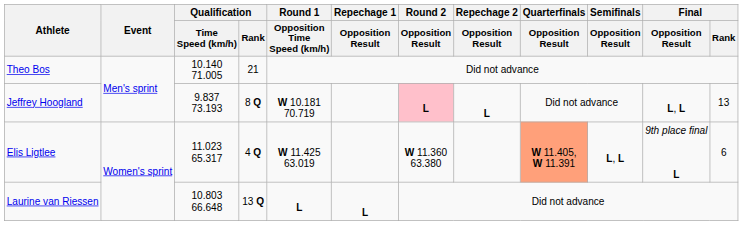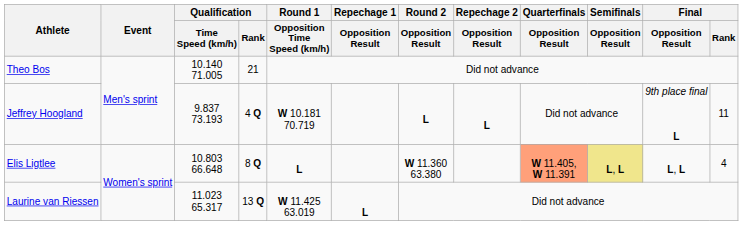(253, 103) 8 Q -> (253, 114) 4 Q
(426, 109) pink background -> (426, 120) no background
(676, 109) L, L -> (676, 114) 9th place final L
(724, 103) 13 -> (724, 114) 11
(207, 153) 11.023 65.317 -> (207, 164) 10.803 66.648
(253, 153) 4 Q -> (253, 164) 8 Q
(299, 158) W 11.425 63.019 -> (299, 169) L
(615, 158) no background -> (615, 169) khaki background
(676, 153) 9th place final L -> (676, 169) L, L
(724, 153) 6 -> (724, 164) 4
(207, 202) 10.803 66.648 -> (207, 202) 11.023 65.317
(299, 208) L -> (299, 208) W 11.425 63.019
